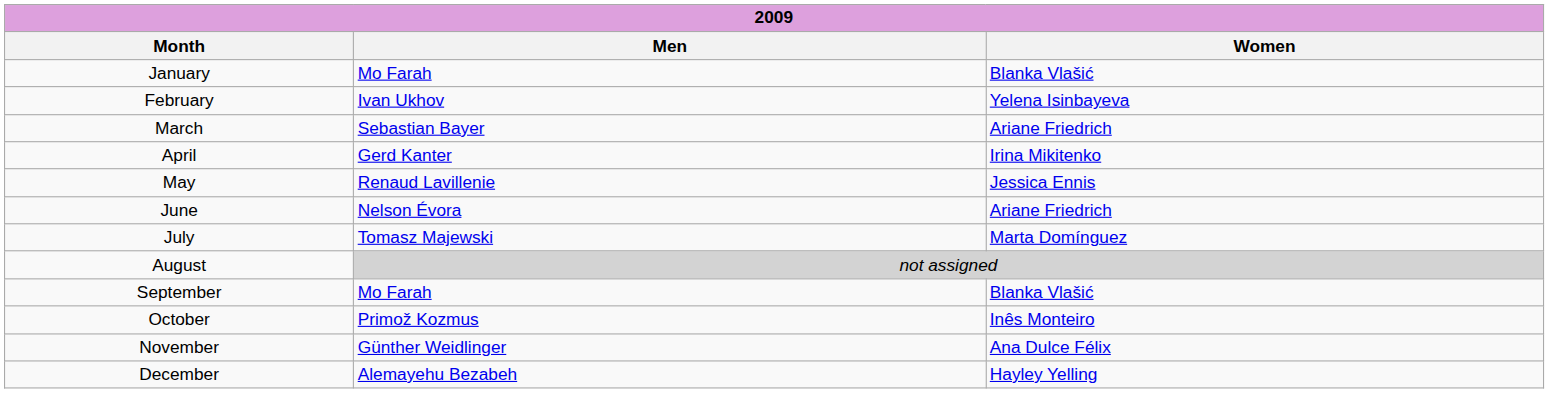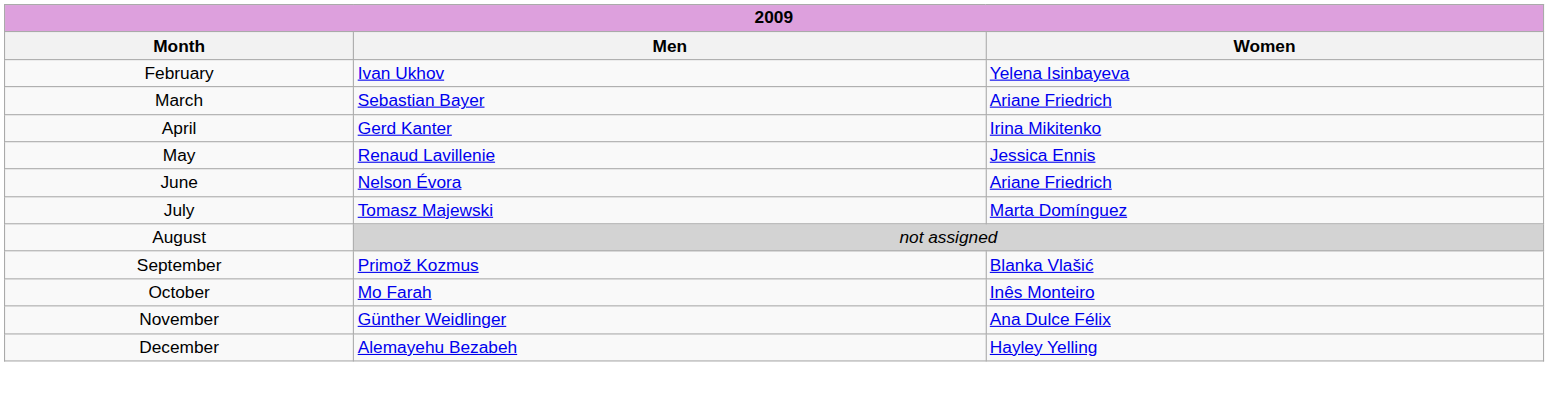- row: (179, 73)
(395, 292) Mo Farah -> (418, 264) Primož Kozmus
(418, 319) Primož Kozmus -> (395, 292) Mo Farah
